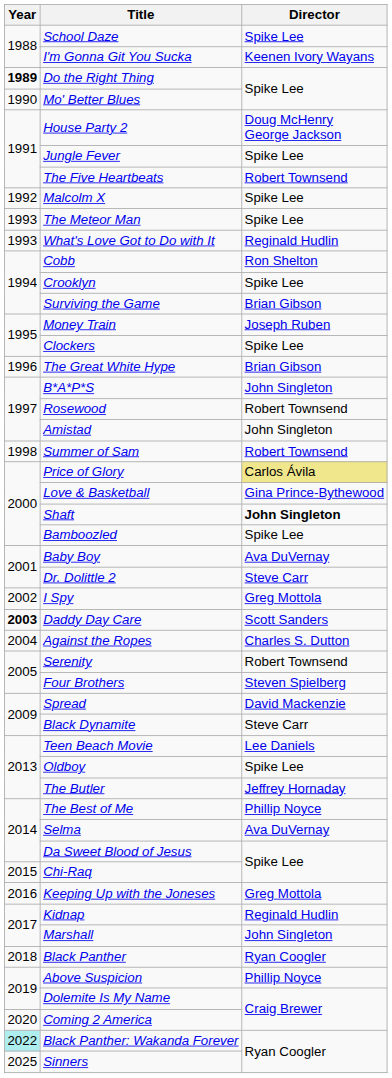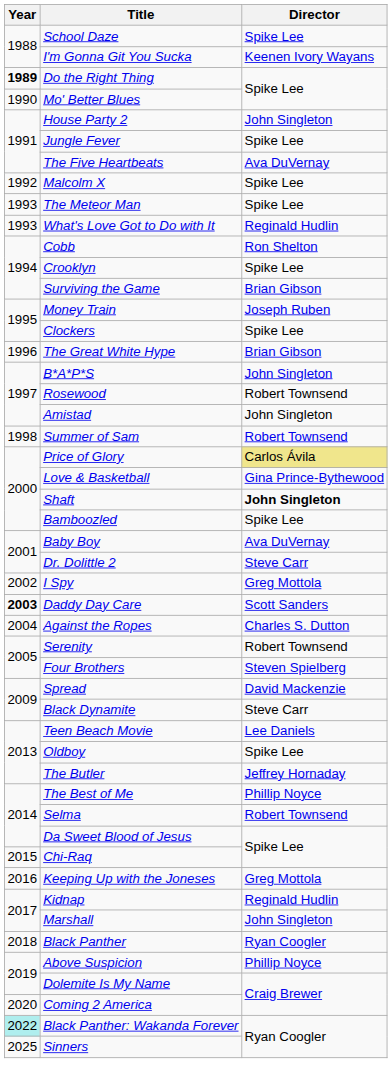(293, 127) Doug McHenry George Jackson -> (289, 120) John Singleton
(296, 177) Robert Townsend -> (287, 162) Ava DuVernay
(287, 830) Ava DuVernay -> (296, 815) Robert Townsend
